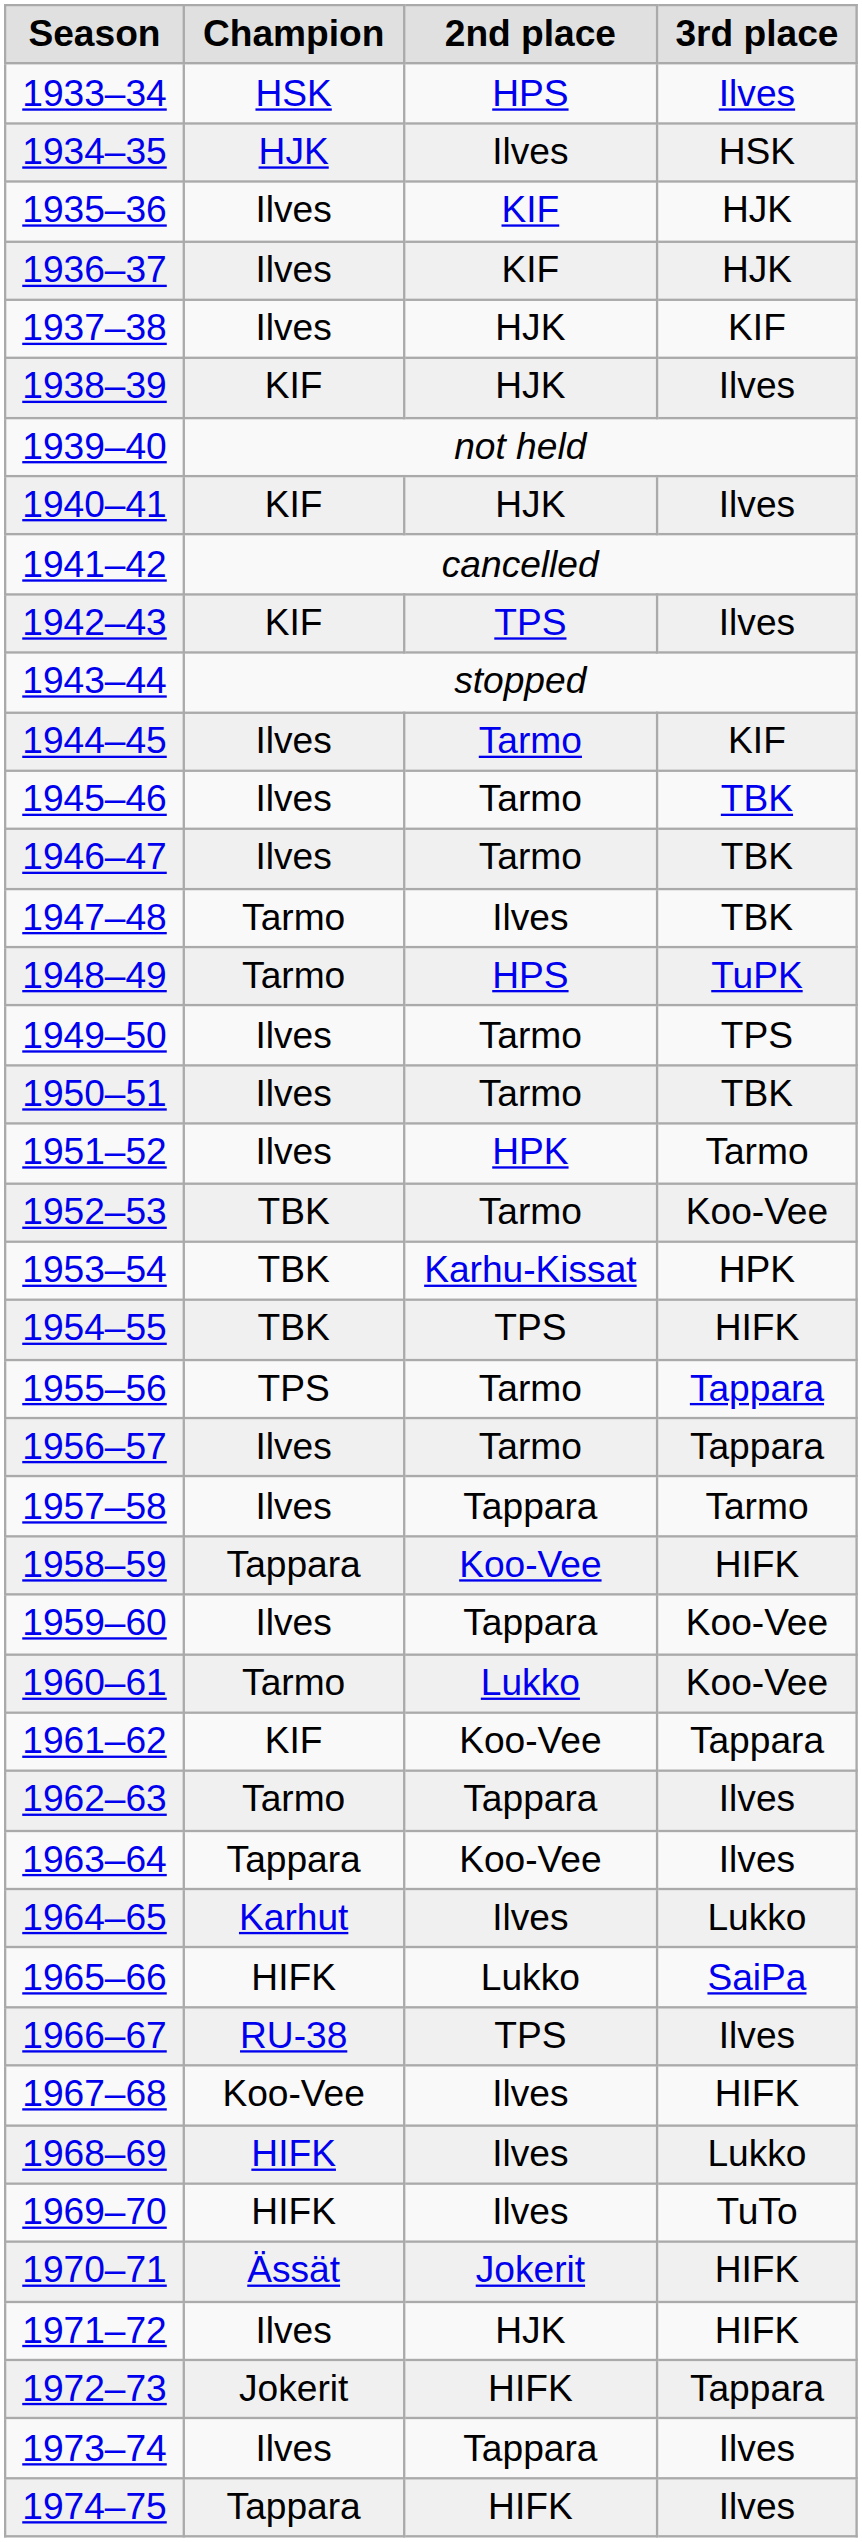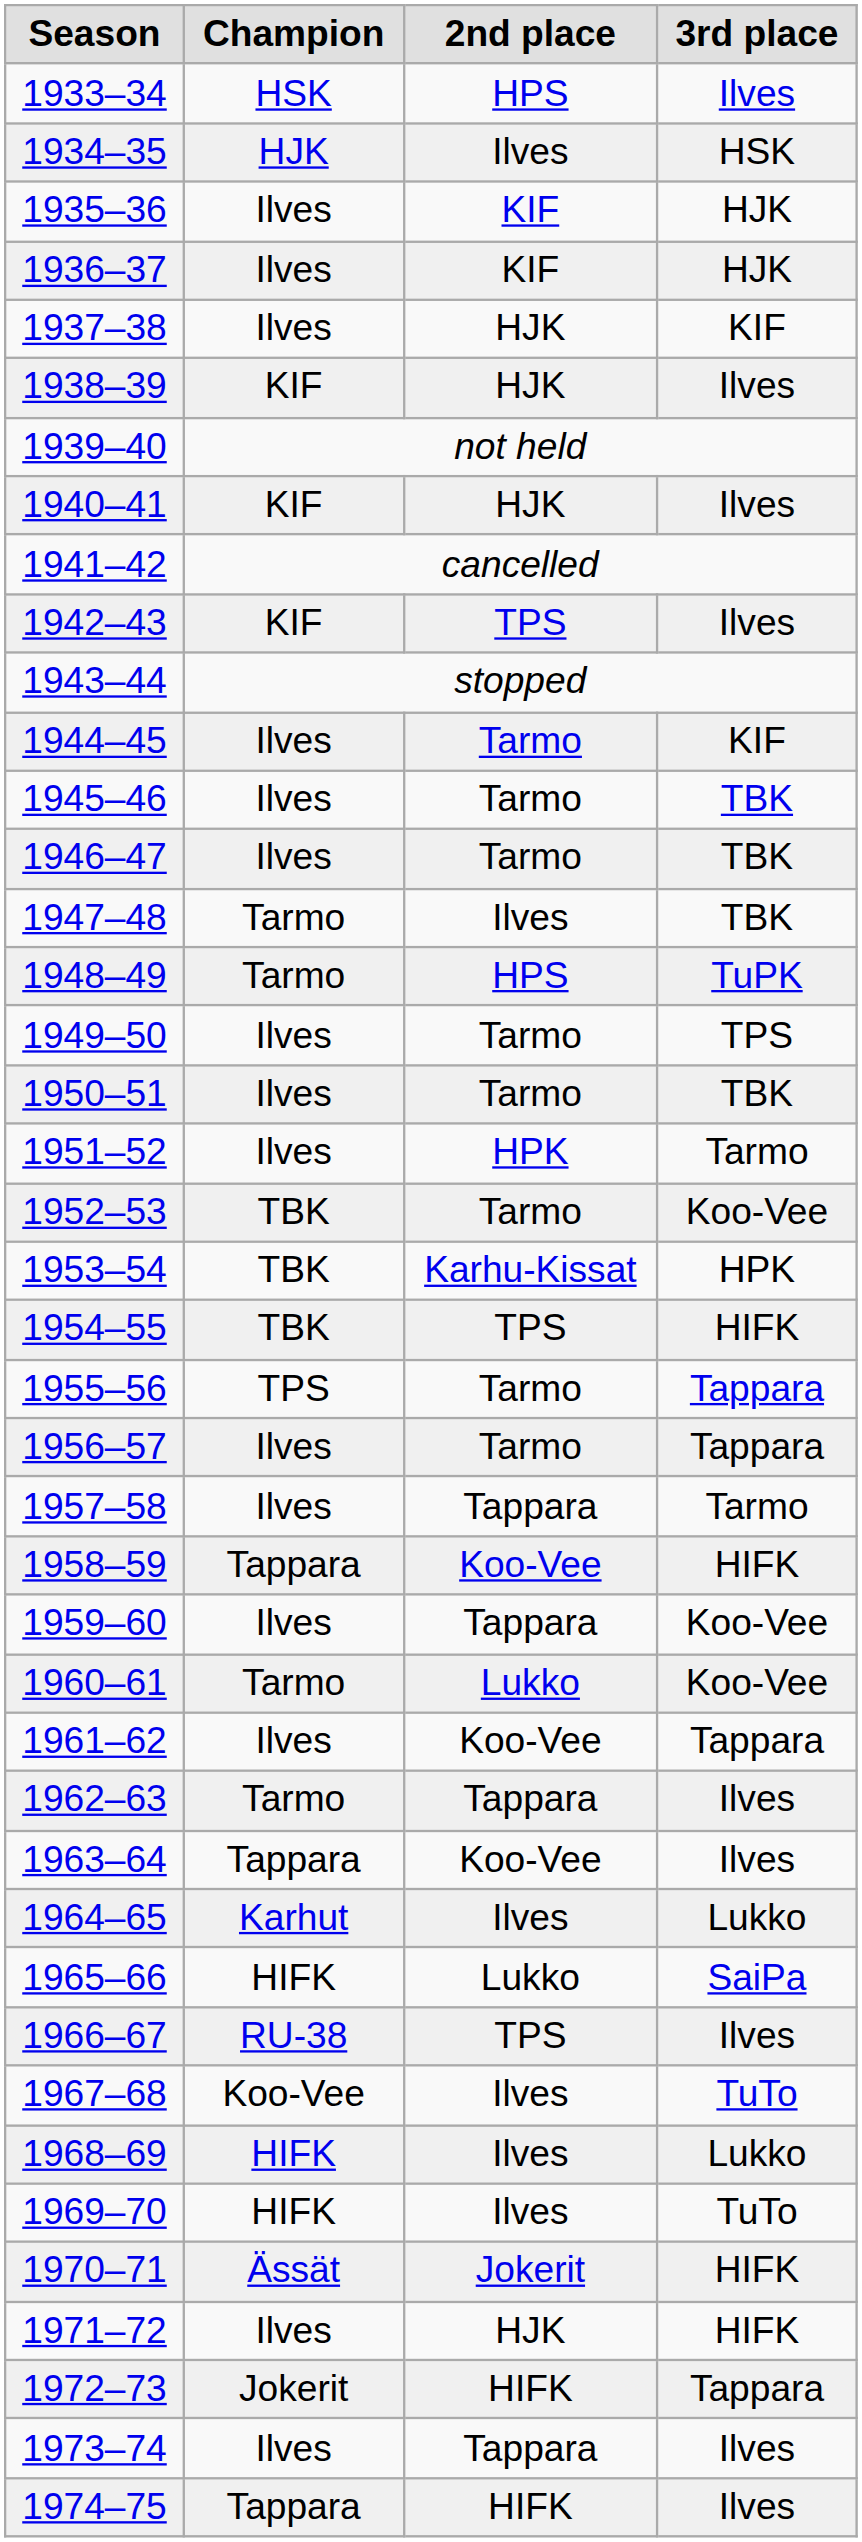(294, 1741) KIF -> (294, 1741) Ilves
(757, 2094) HIFK -> (757, 2094) TuTo
